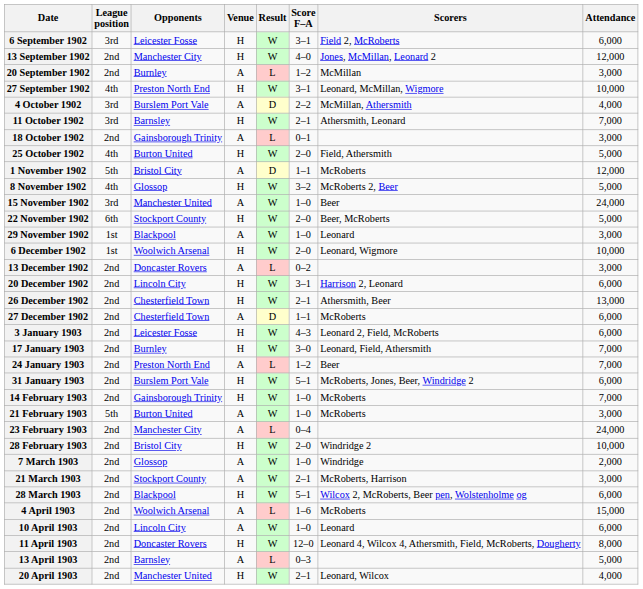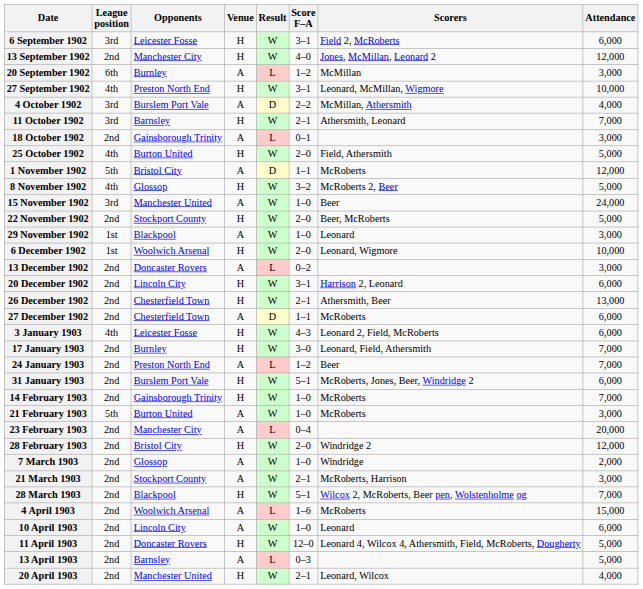(112, 72) 2nd -> (112, 72) 6th
(112, 219) 6th -> (112, 219) 2nd
(112, 332) 2nd -> (112, 332) 4th
(610, 430) 24,000 -> (610, 430) 20,000
(610, 446) 10,000 -> (610, 446) 12,000
(610, 495) 6,000 -> (610, 495) 7,000
(610, 543) 8,000 -> (610, 543) 5,000
